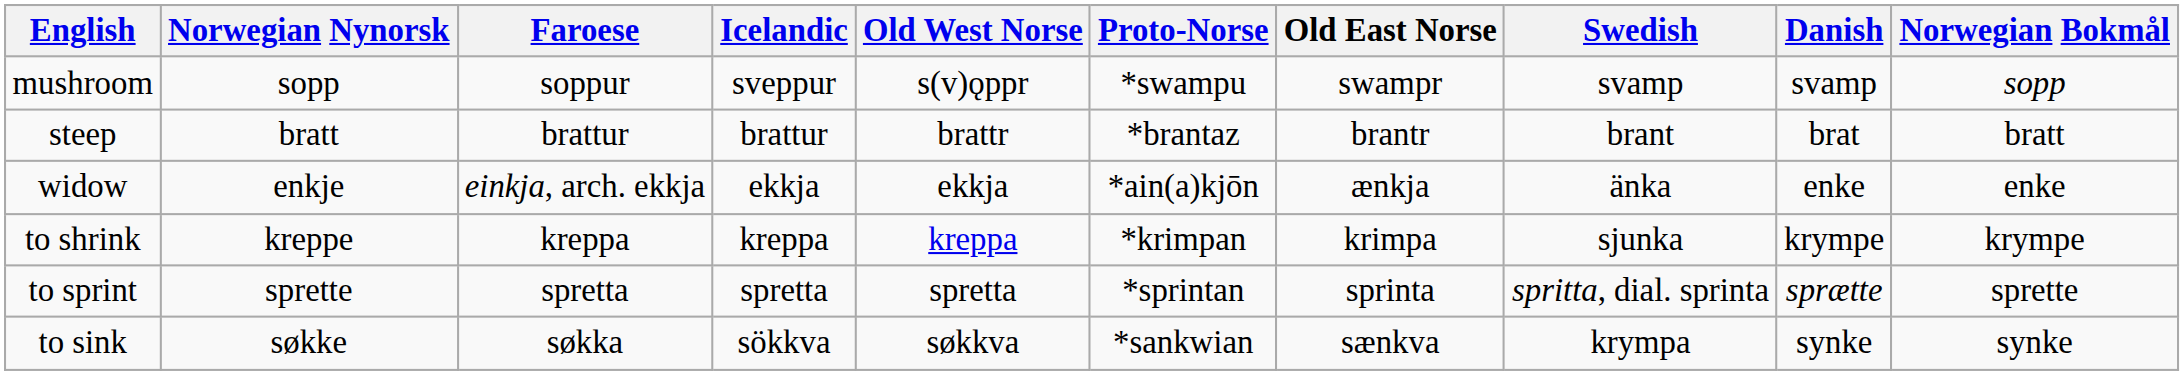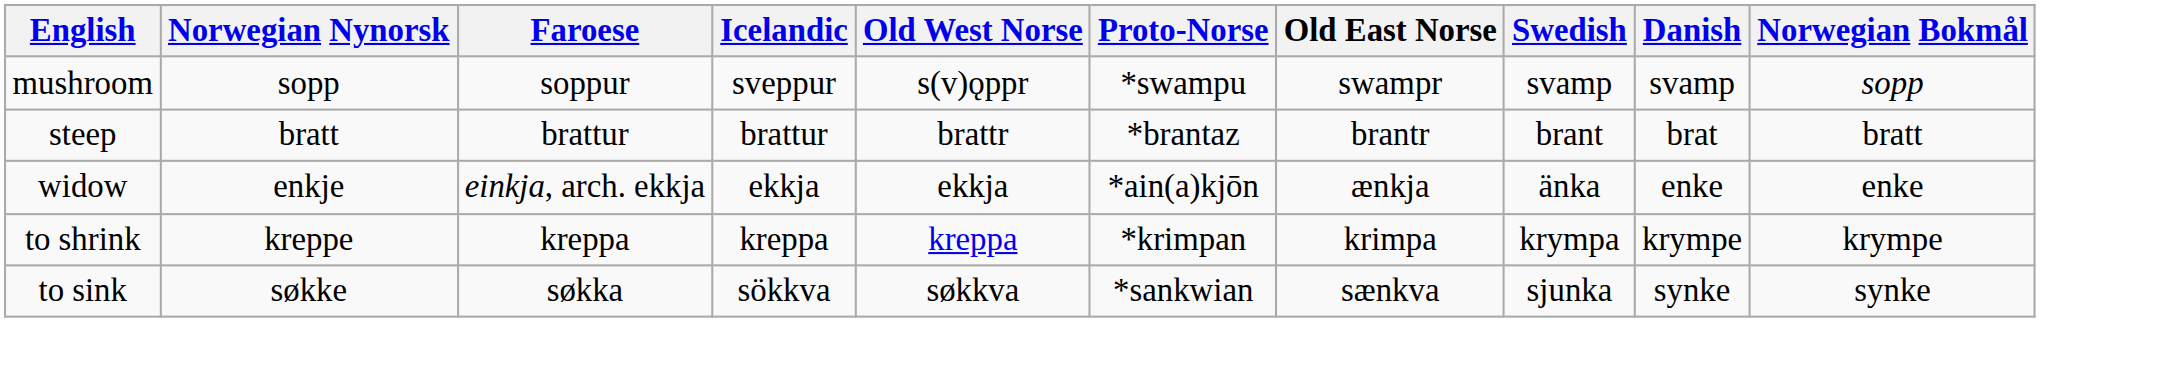(1640, 238) sjunka -> (1569, 238) krympa
- row: (83, 290)
(1640, 342) krympa -> (1569, 290) sjunka
